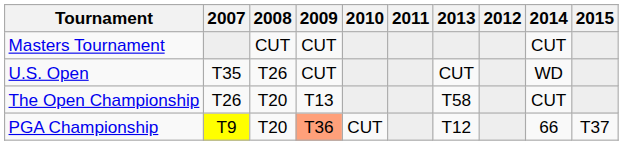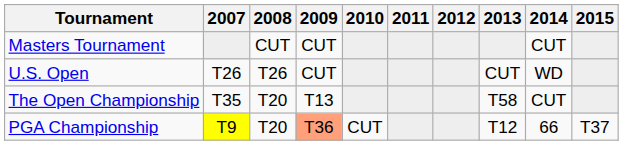columns swapped: (503, 18) <-> (456, 18)
(226, 73) T35 -> (226, 73) T26
(226, 100) T26 -> (226, 100) T35
